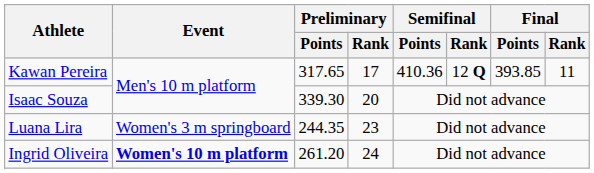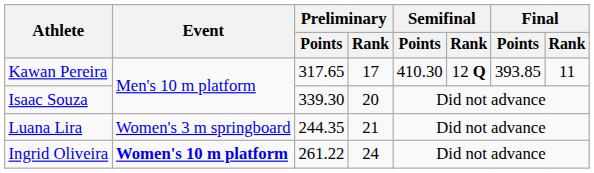(420, 72) 410.36 -> (420, 72) 410.30
(371, 127) 23 -> (371, 127) 21
(321, 154) 261.20 -> (321, 154) 261.22
